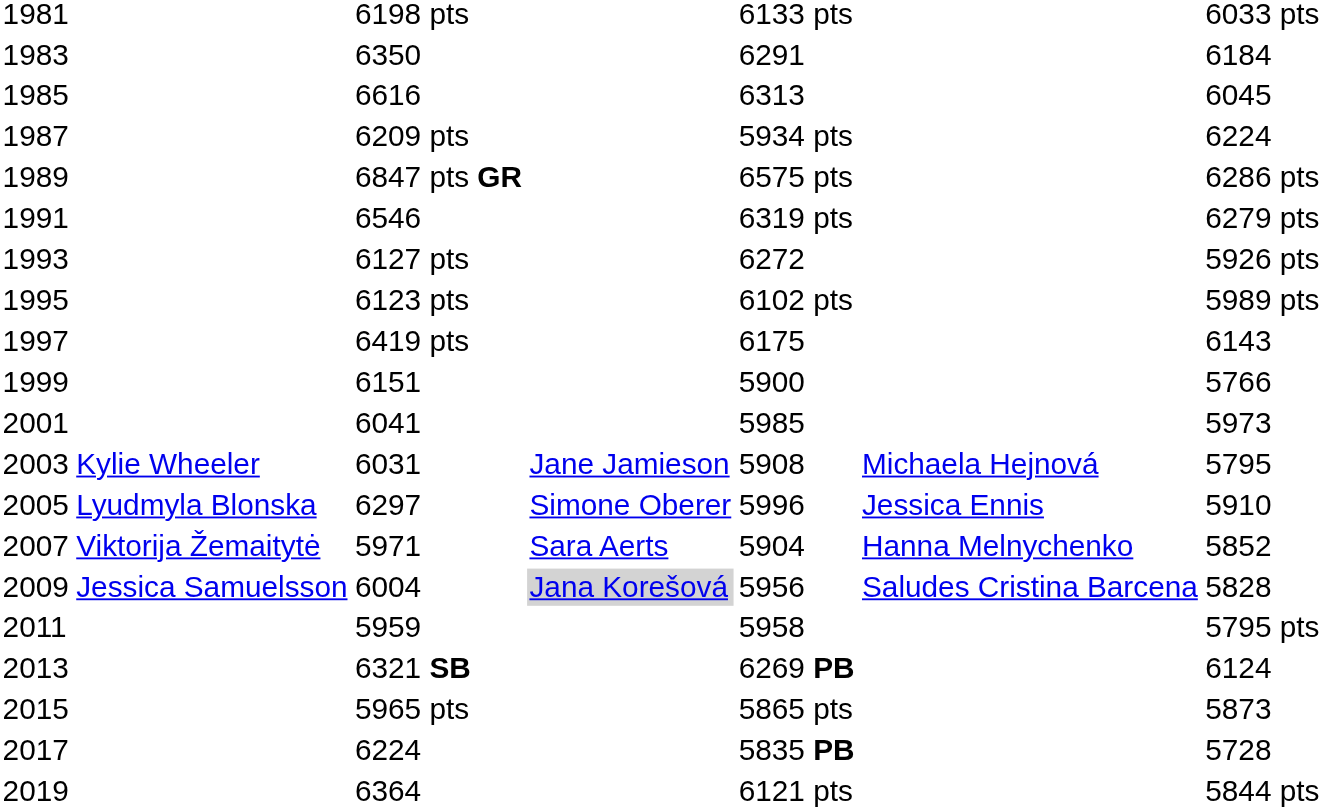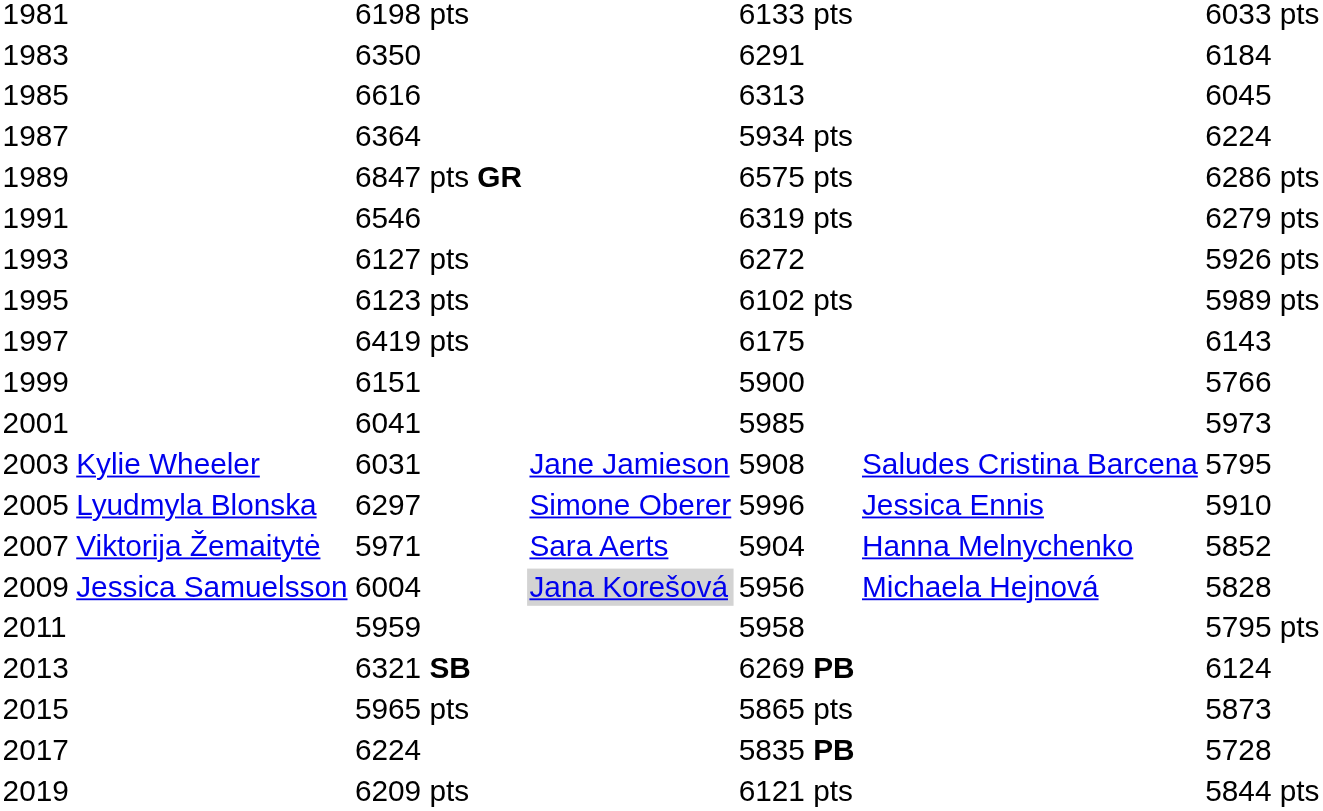(412, 136) 6209 pts -> (388, 136) 6364
(980, 464) Michaela Hejnová -> (1030, 464) Saludes Cristina Barcena
(1030, 586) Saludes Cristina Barcena -> (980, 586) Michaela Hejnová
(388, 791) 6364 -> (412, 791) 6209 pts
